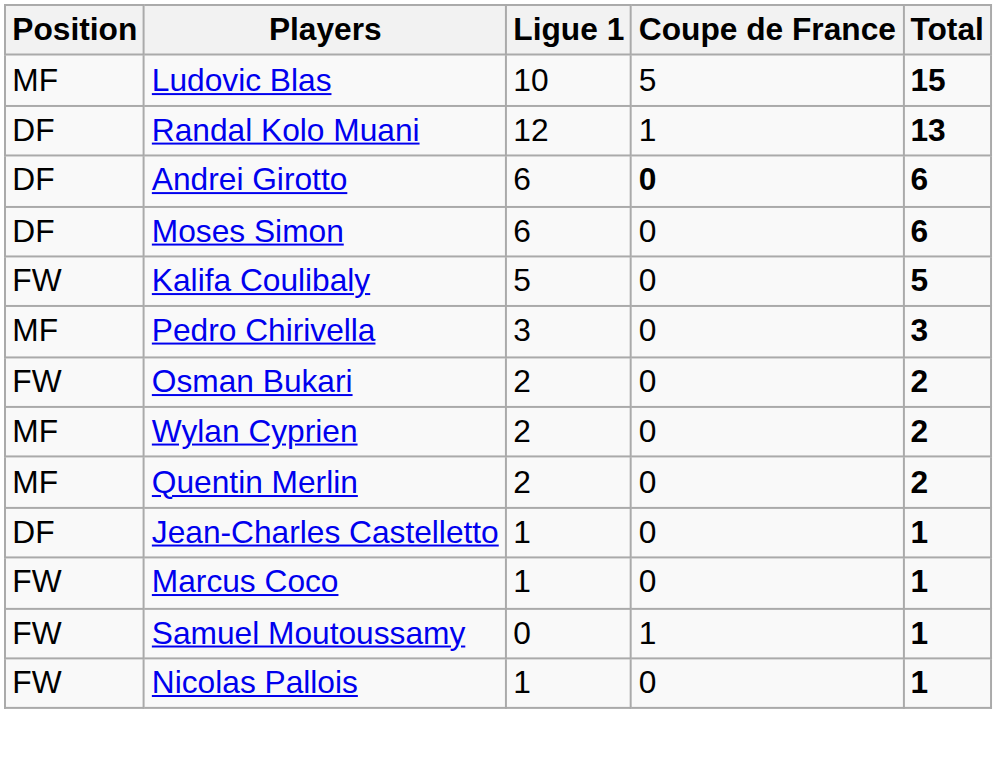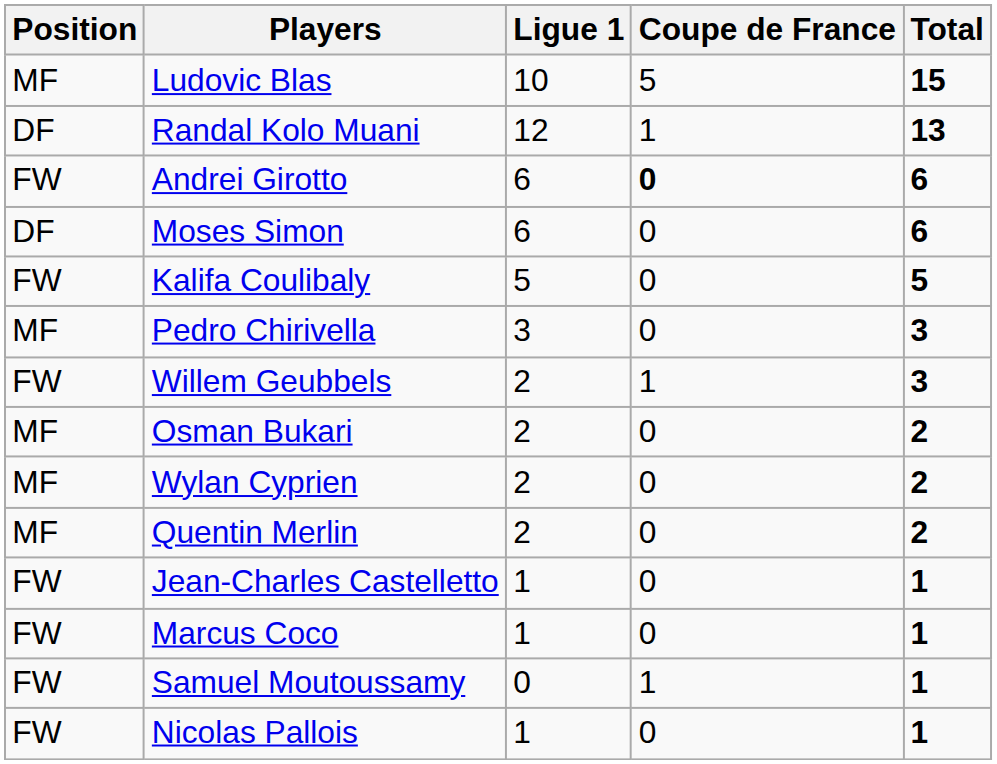(33, 180) DF -> (37, 180) FW
+ row: (272, 381)
(37, 381) FW -> (35, 431) MF
(33, 532) DF -> (37, 582) FW
